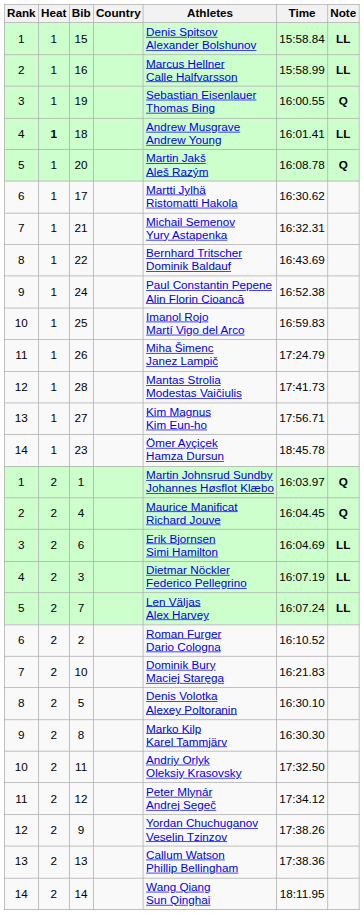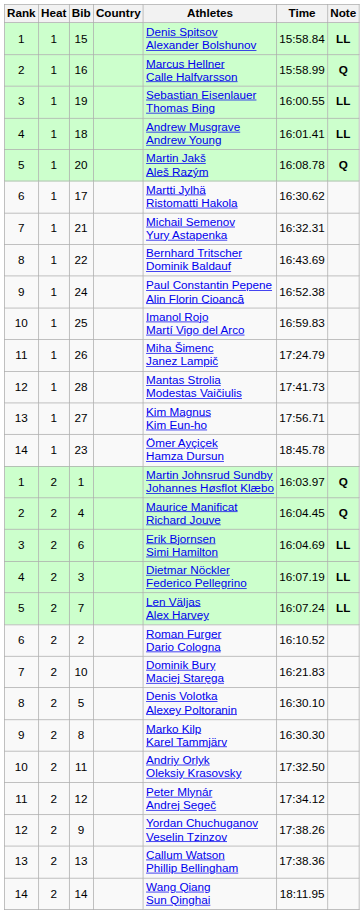(343, 70) LL -> (343, 70) Q
(343, 102) Q -> (343, 102) LL
(54, 133) bold -> (54, 133) normal
